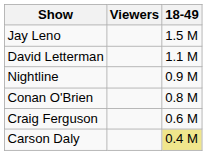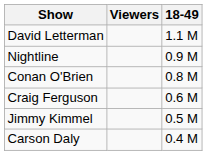- row: (34, 35)
+ row: (50, 118)
(182, 139) khaki background -> (182, 139) no background
